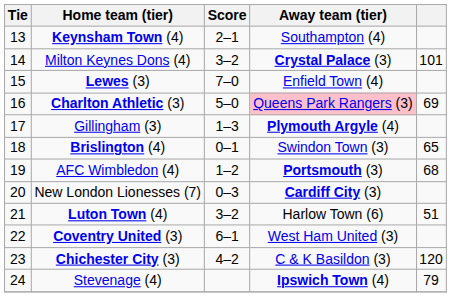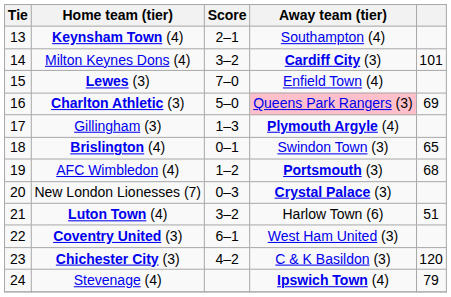(333, 59) Crystal Palace (3) -> (333, 59) Cardiff City (3)
(333, 192) Cardiff City (3) -> (333, 192) Crystal Palace (3)
